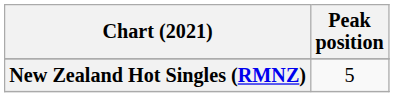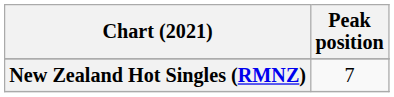(350, 75) 5 -> (350, 75) 7
